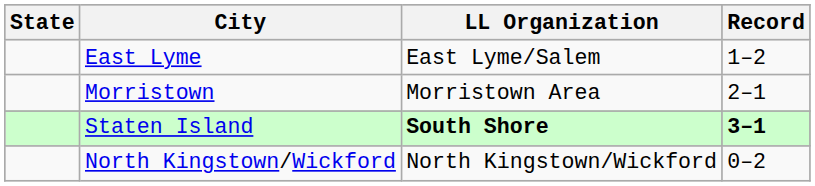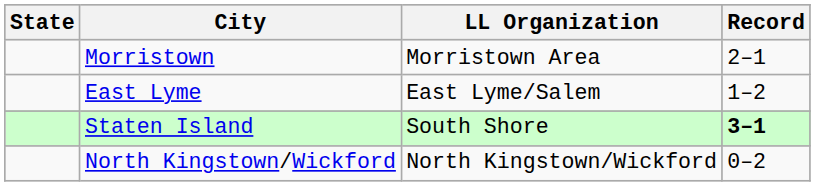rows swapped: (143, 58) <-> (150, 93)
(477, 128) bold -> (477, 128) normal
